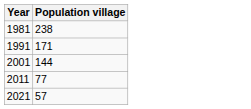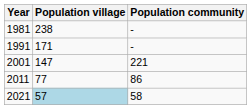+ column: (187, 12)
(44, 63) 144 -> (44, 63) 147
(41, 96) no background -> (41, 96) lightblue background
